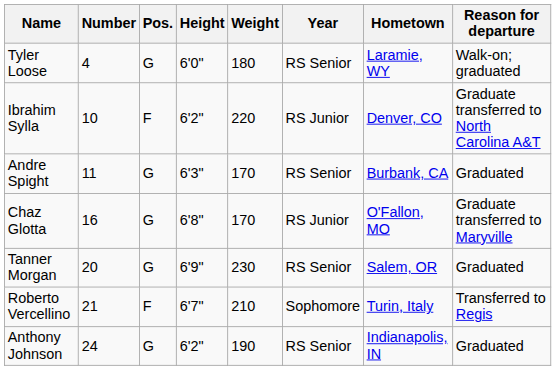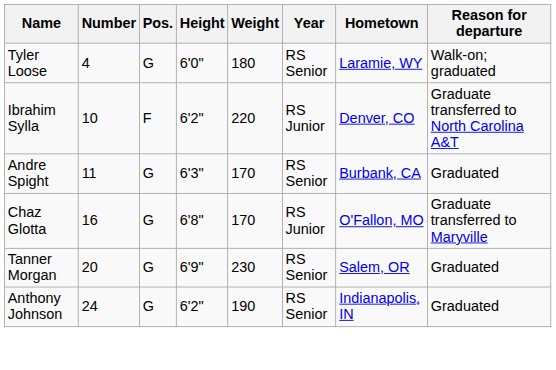- row: (39, 306)
